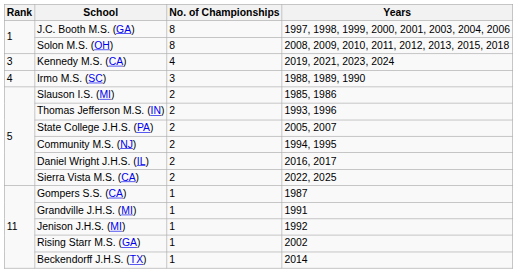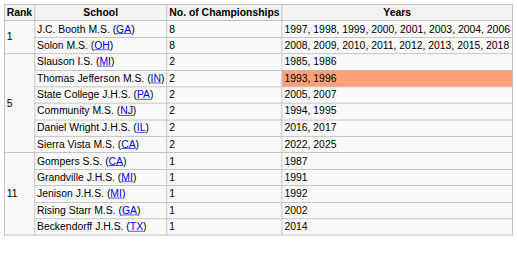- row: (82, 62)
- row: (72, 78)
(310, 111) no background -> (310, 78) lightsalmon background
